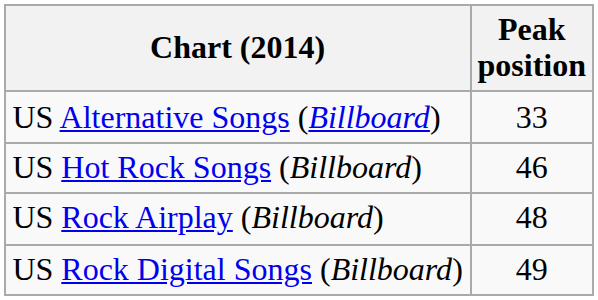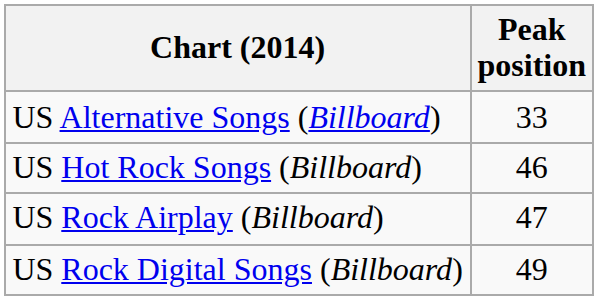(532, 218) 48 -> (532, 218) 47
